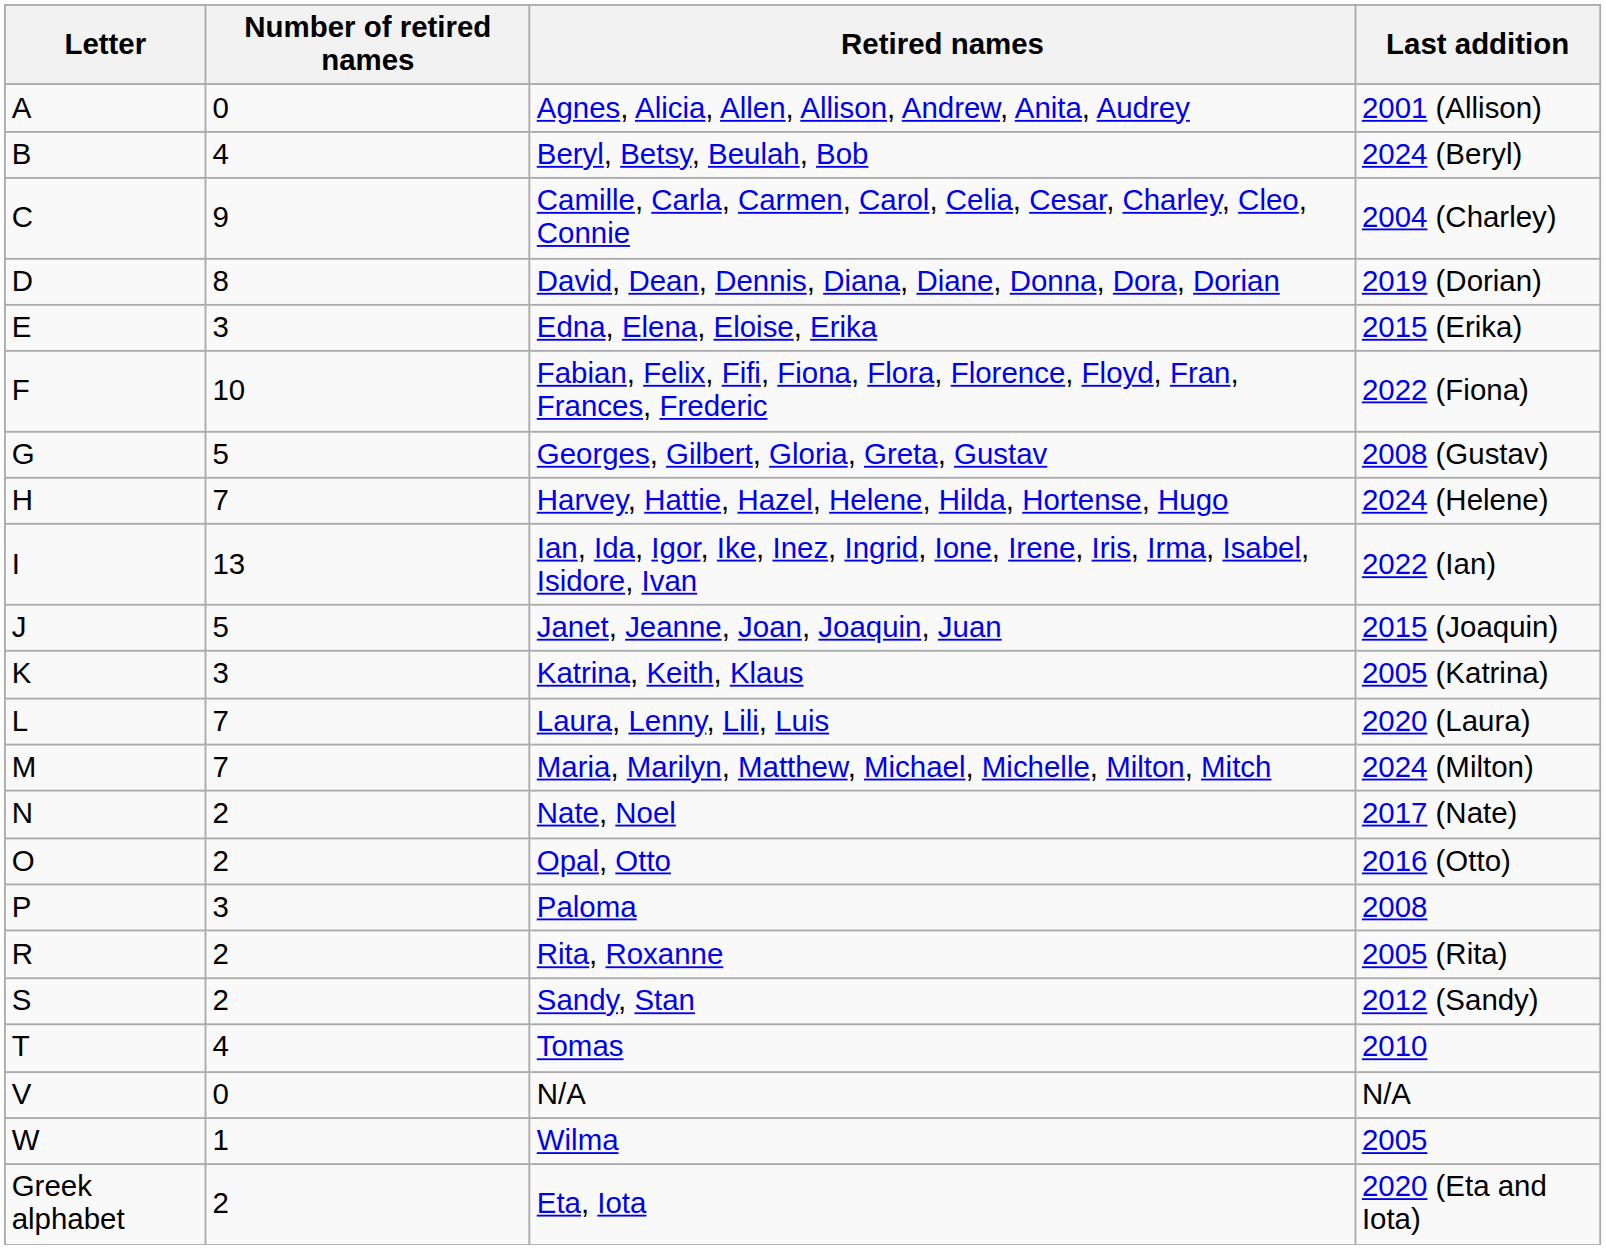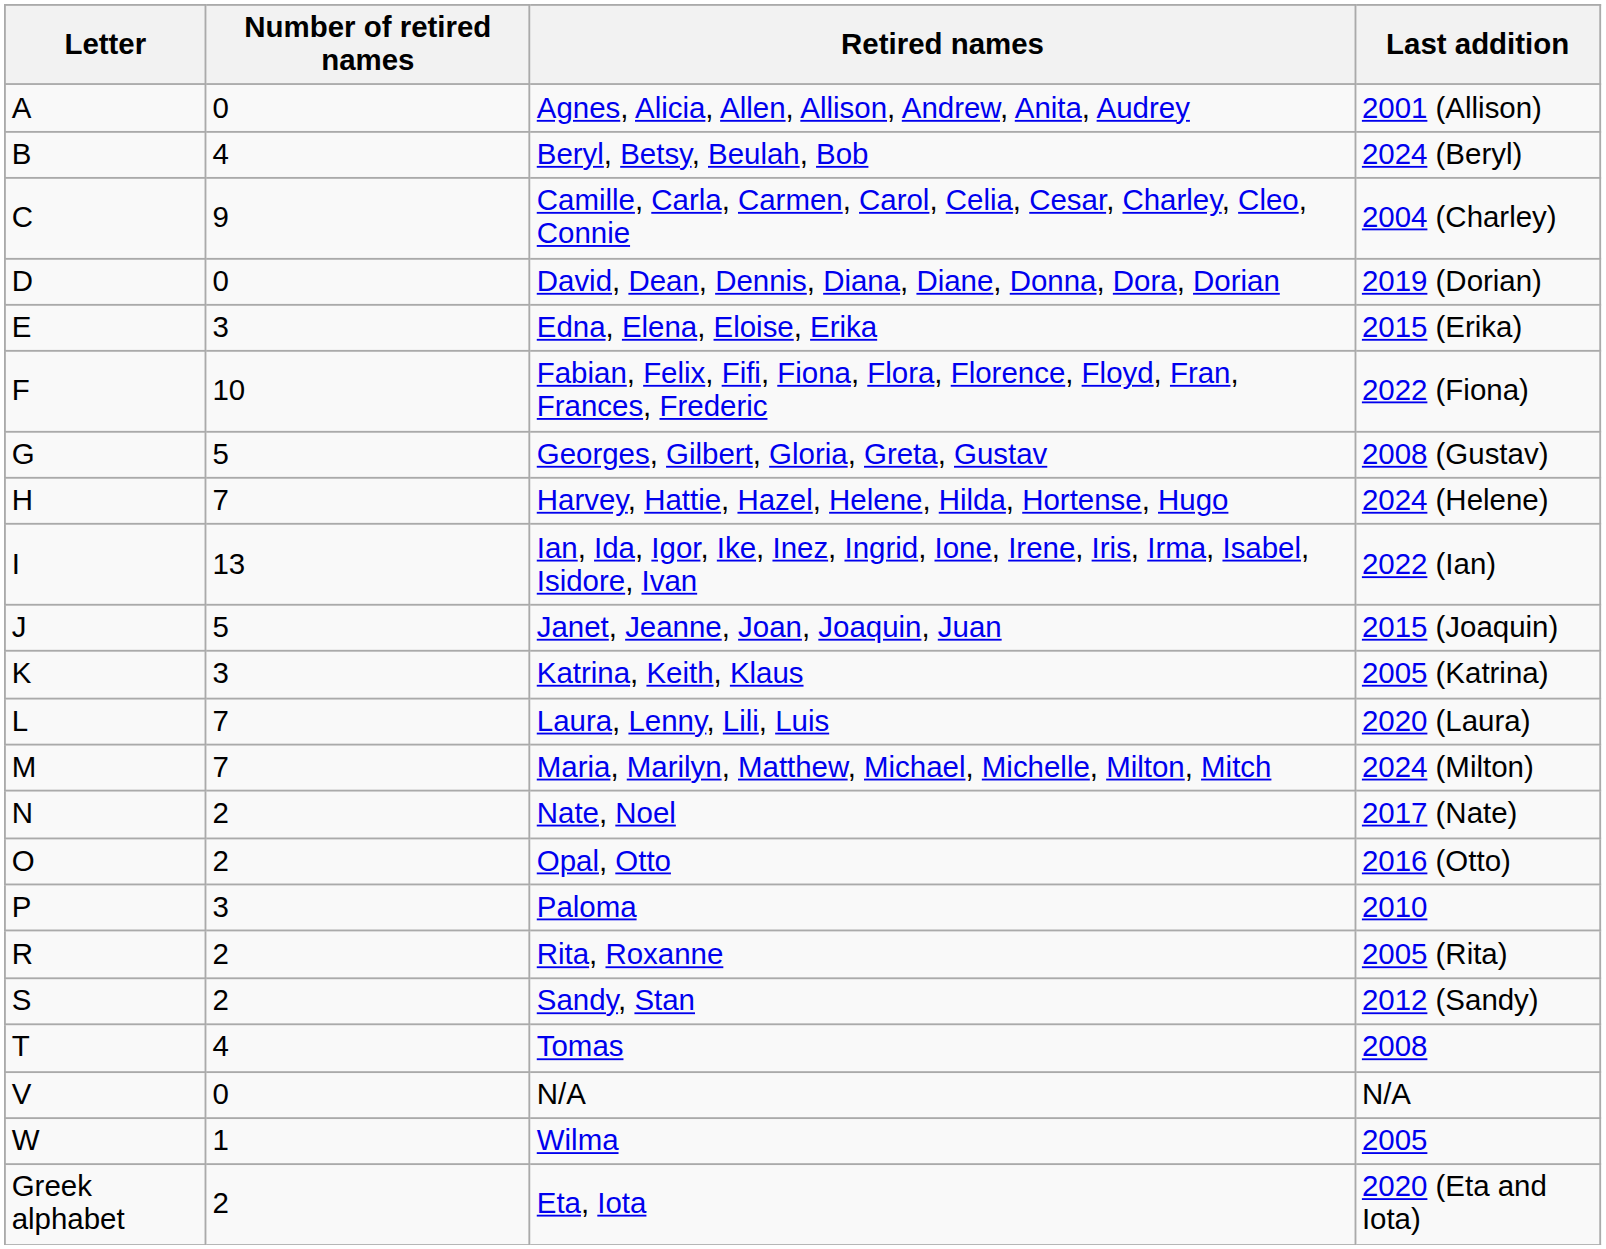(221, 280) 8 -> (221, 280) 0
(1395, 907) 2008 -> (1395, 907) 2010
(1395, 1047) 2010 -> (1395, 1047) 2008
